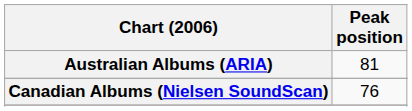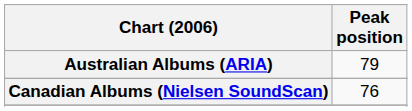(370, 64) 81 -> (370, 64) 79
